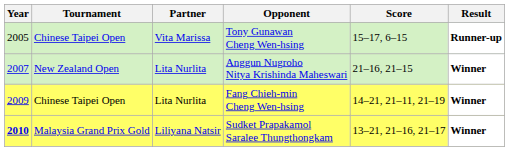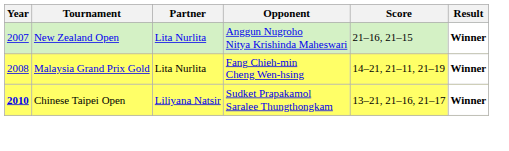- row: (265, 38)
(18, 100) 2009 -> (18, 69) 2008
(80, 100) Chinese Taipei Open -> (92, 69) Malaysia Grand Prix Gold
(92, 131) Malaysia Grand Prix Gold -> (80, 100) Chinese Taipei Open
